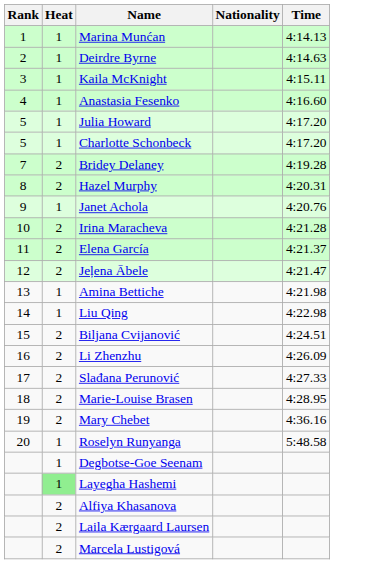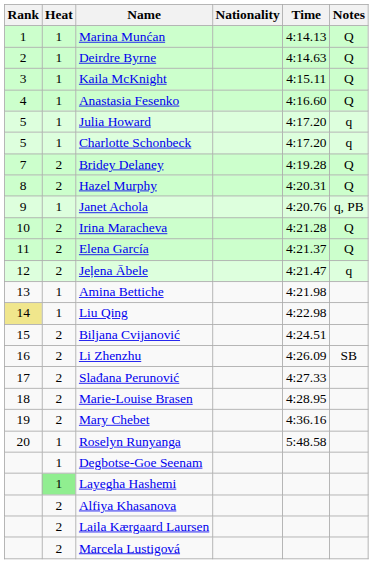+ column: (349, 15)
(23, 313) no background -> (23, 313) khaki background
